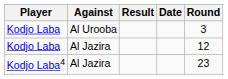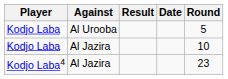(203, 29) 3 -> (203, 29) 5
(203, 46) 12 -> (203, 46) 10
